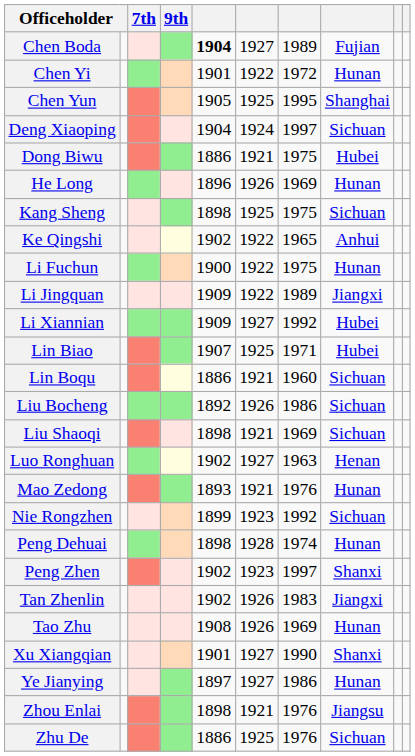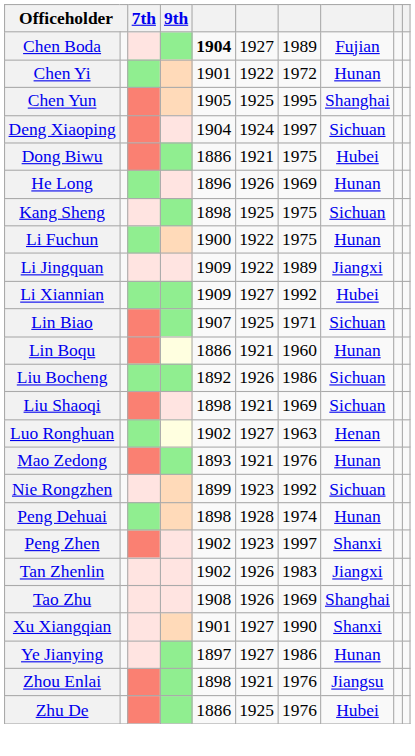- row: (62, 239)
(357, 350) Hubei -> (357, 322) Sichuan
(357, 377) Sichuan -> (357, 350) Hunan
(357, 626) Hunan -> (357, 599) Shanghai
(357, 737) Sichuan -> (357, 709) Hubei
